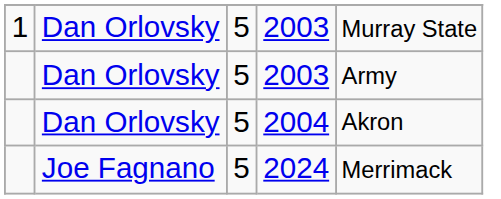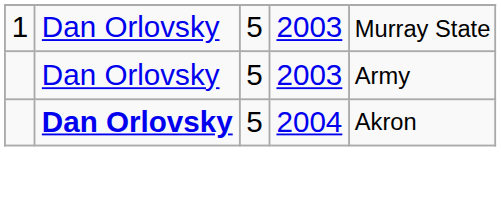(131, 121) normal -> (137, 121) bold
- row: (20, 169)
